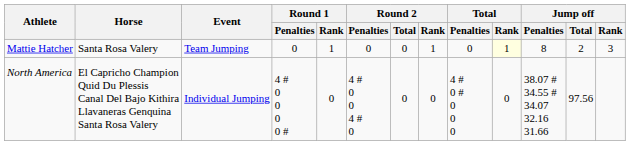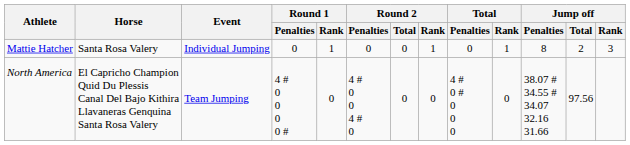(217, 49) Team Jumping -> (227, 49) Individual Jumping
(507, 49) lightyellow background -> (507, 49) no background
(227, 99) Individual Jumping -> (217, 99) Team Jumping
